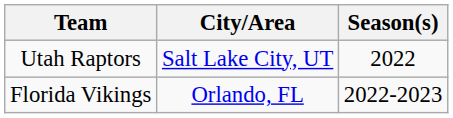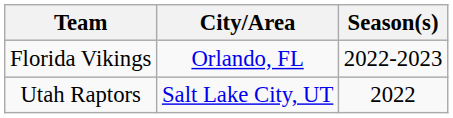rows swapped: (81, 94) <-> (81, 58)
